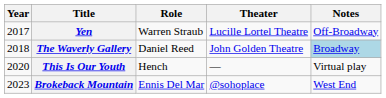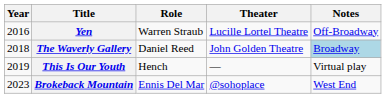(18, 31) 2017 -> (18, 31) 2016
(18, 66) 2020 -> (18, 66) 2019
